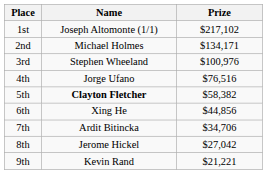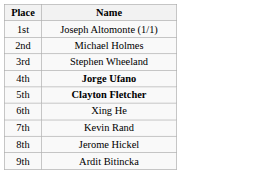- column: (219, 12)
(109, 78) normal -> (109, 78) bold
(109, 128) Ardit Bitincka -> (109, 128) Kevin Rand
(109, 161) Kevin Rand -> (109, 161) Ardit Bitincka
